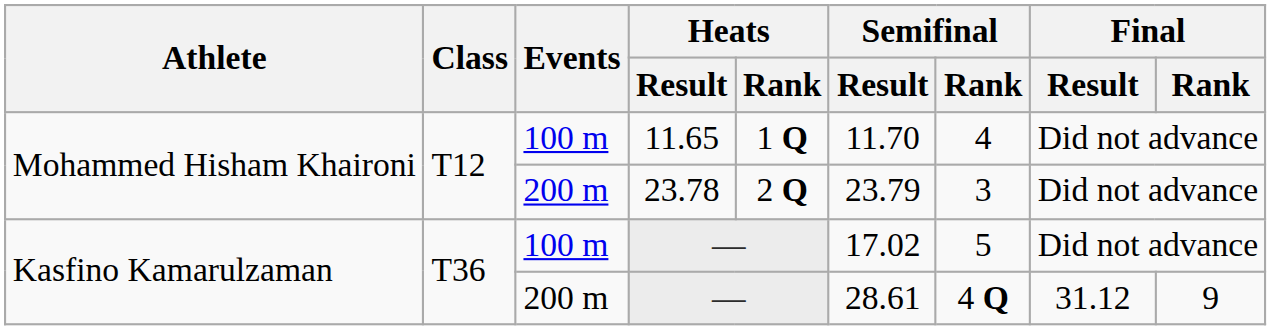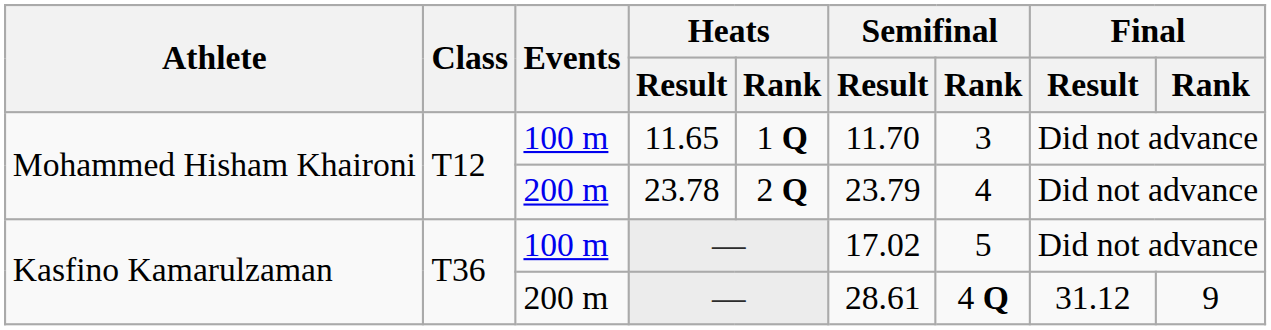(983, 137) 4 -> (983, 137) 3
(983, 191) 3 -> (983, 191) 4
